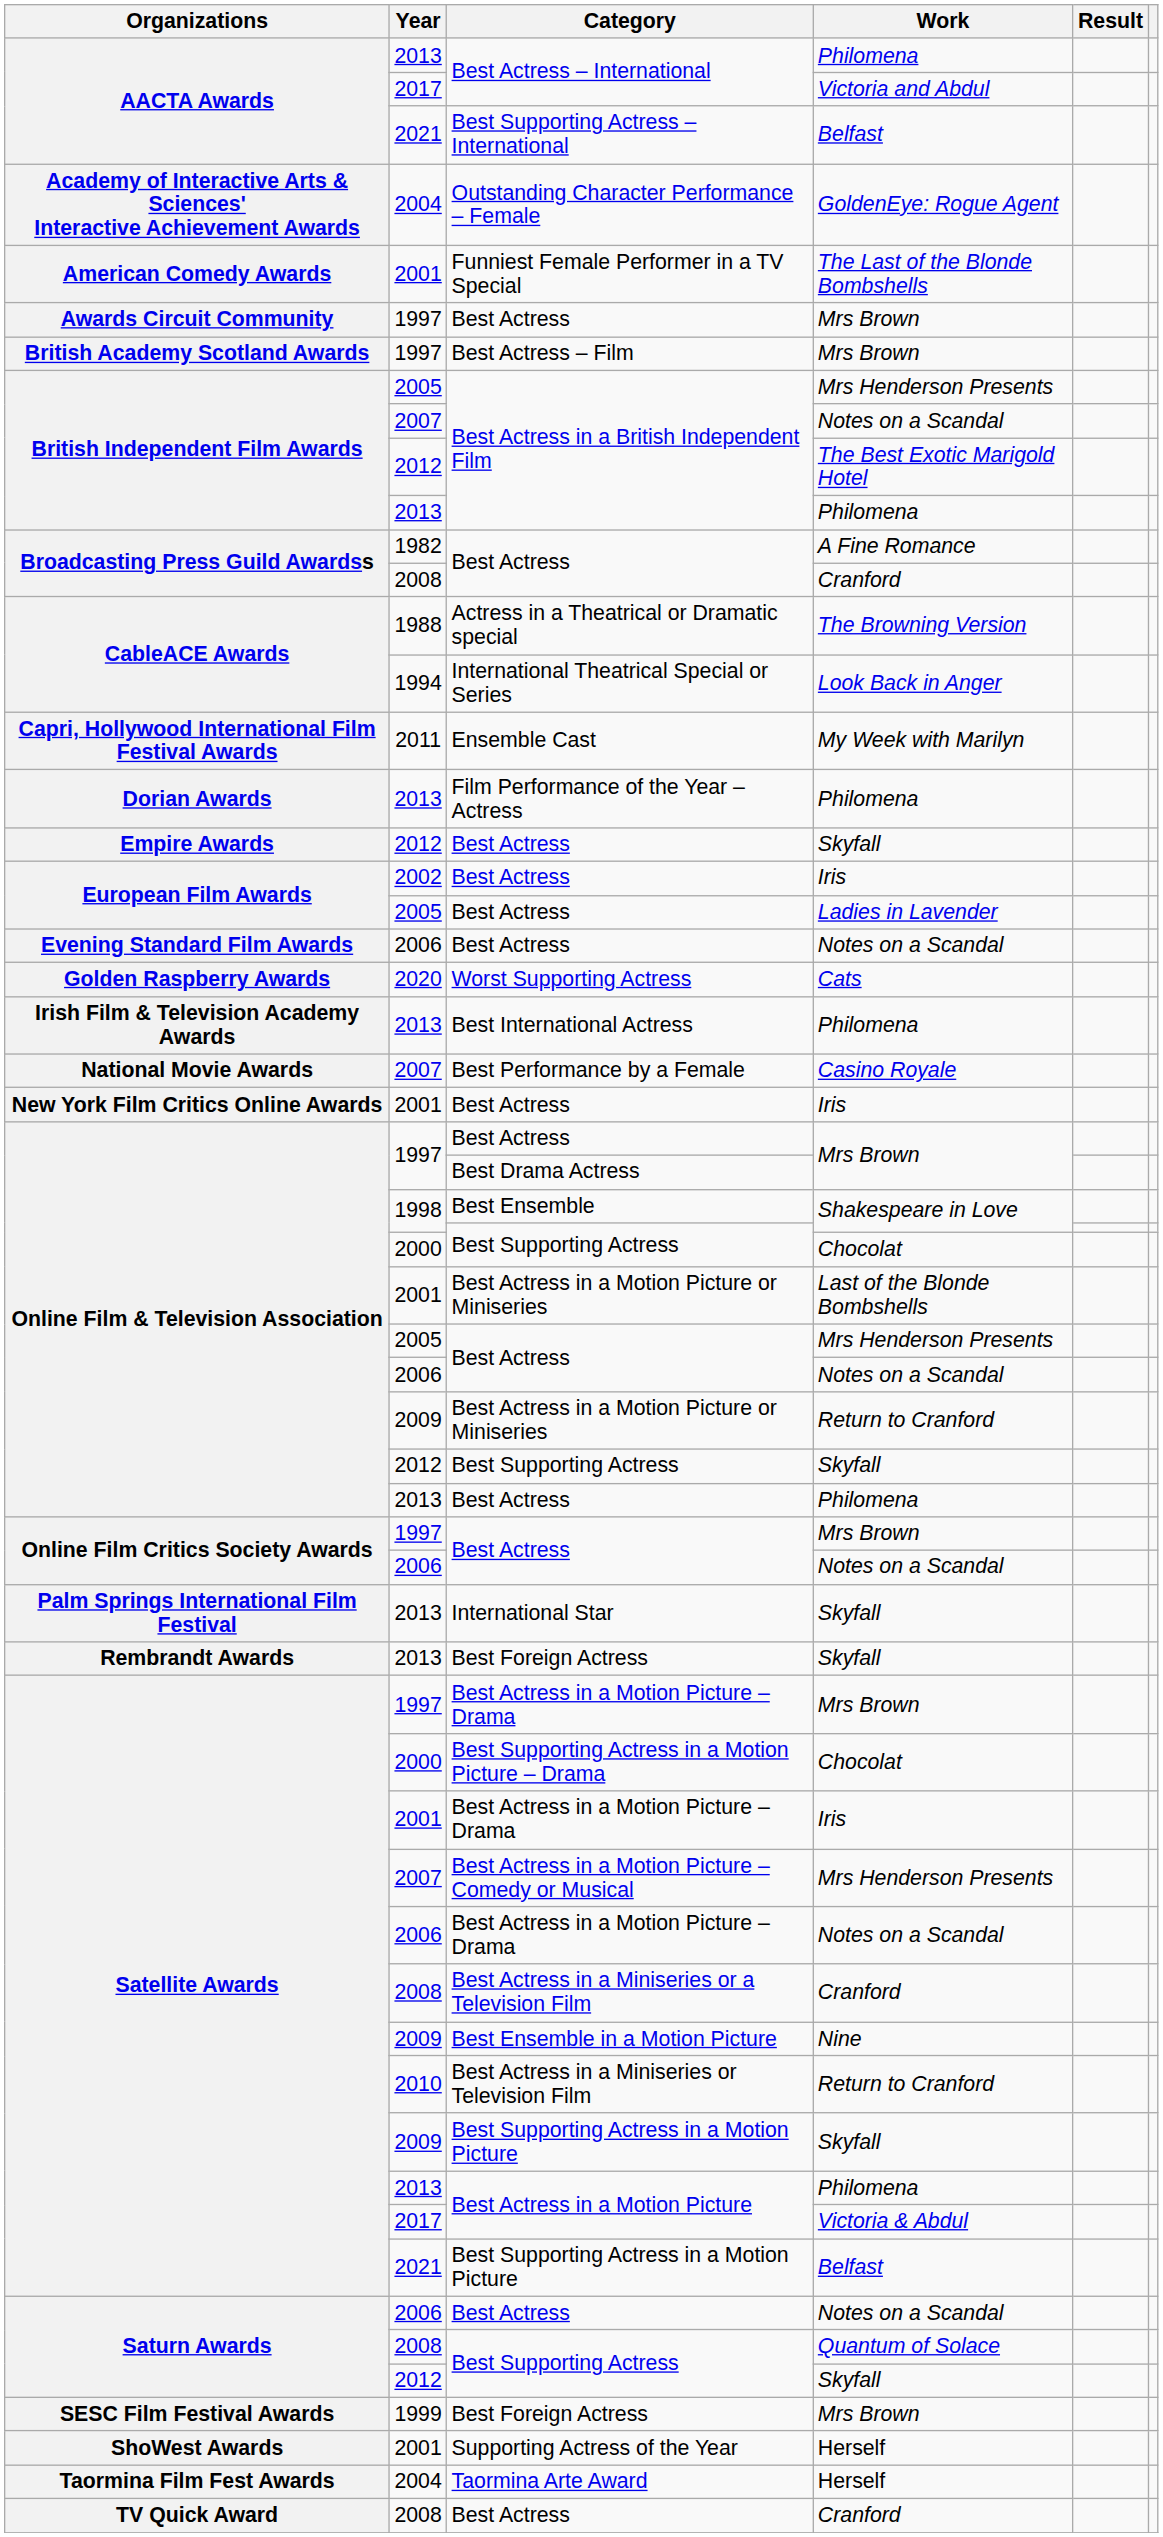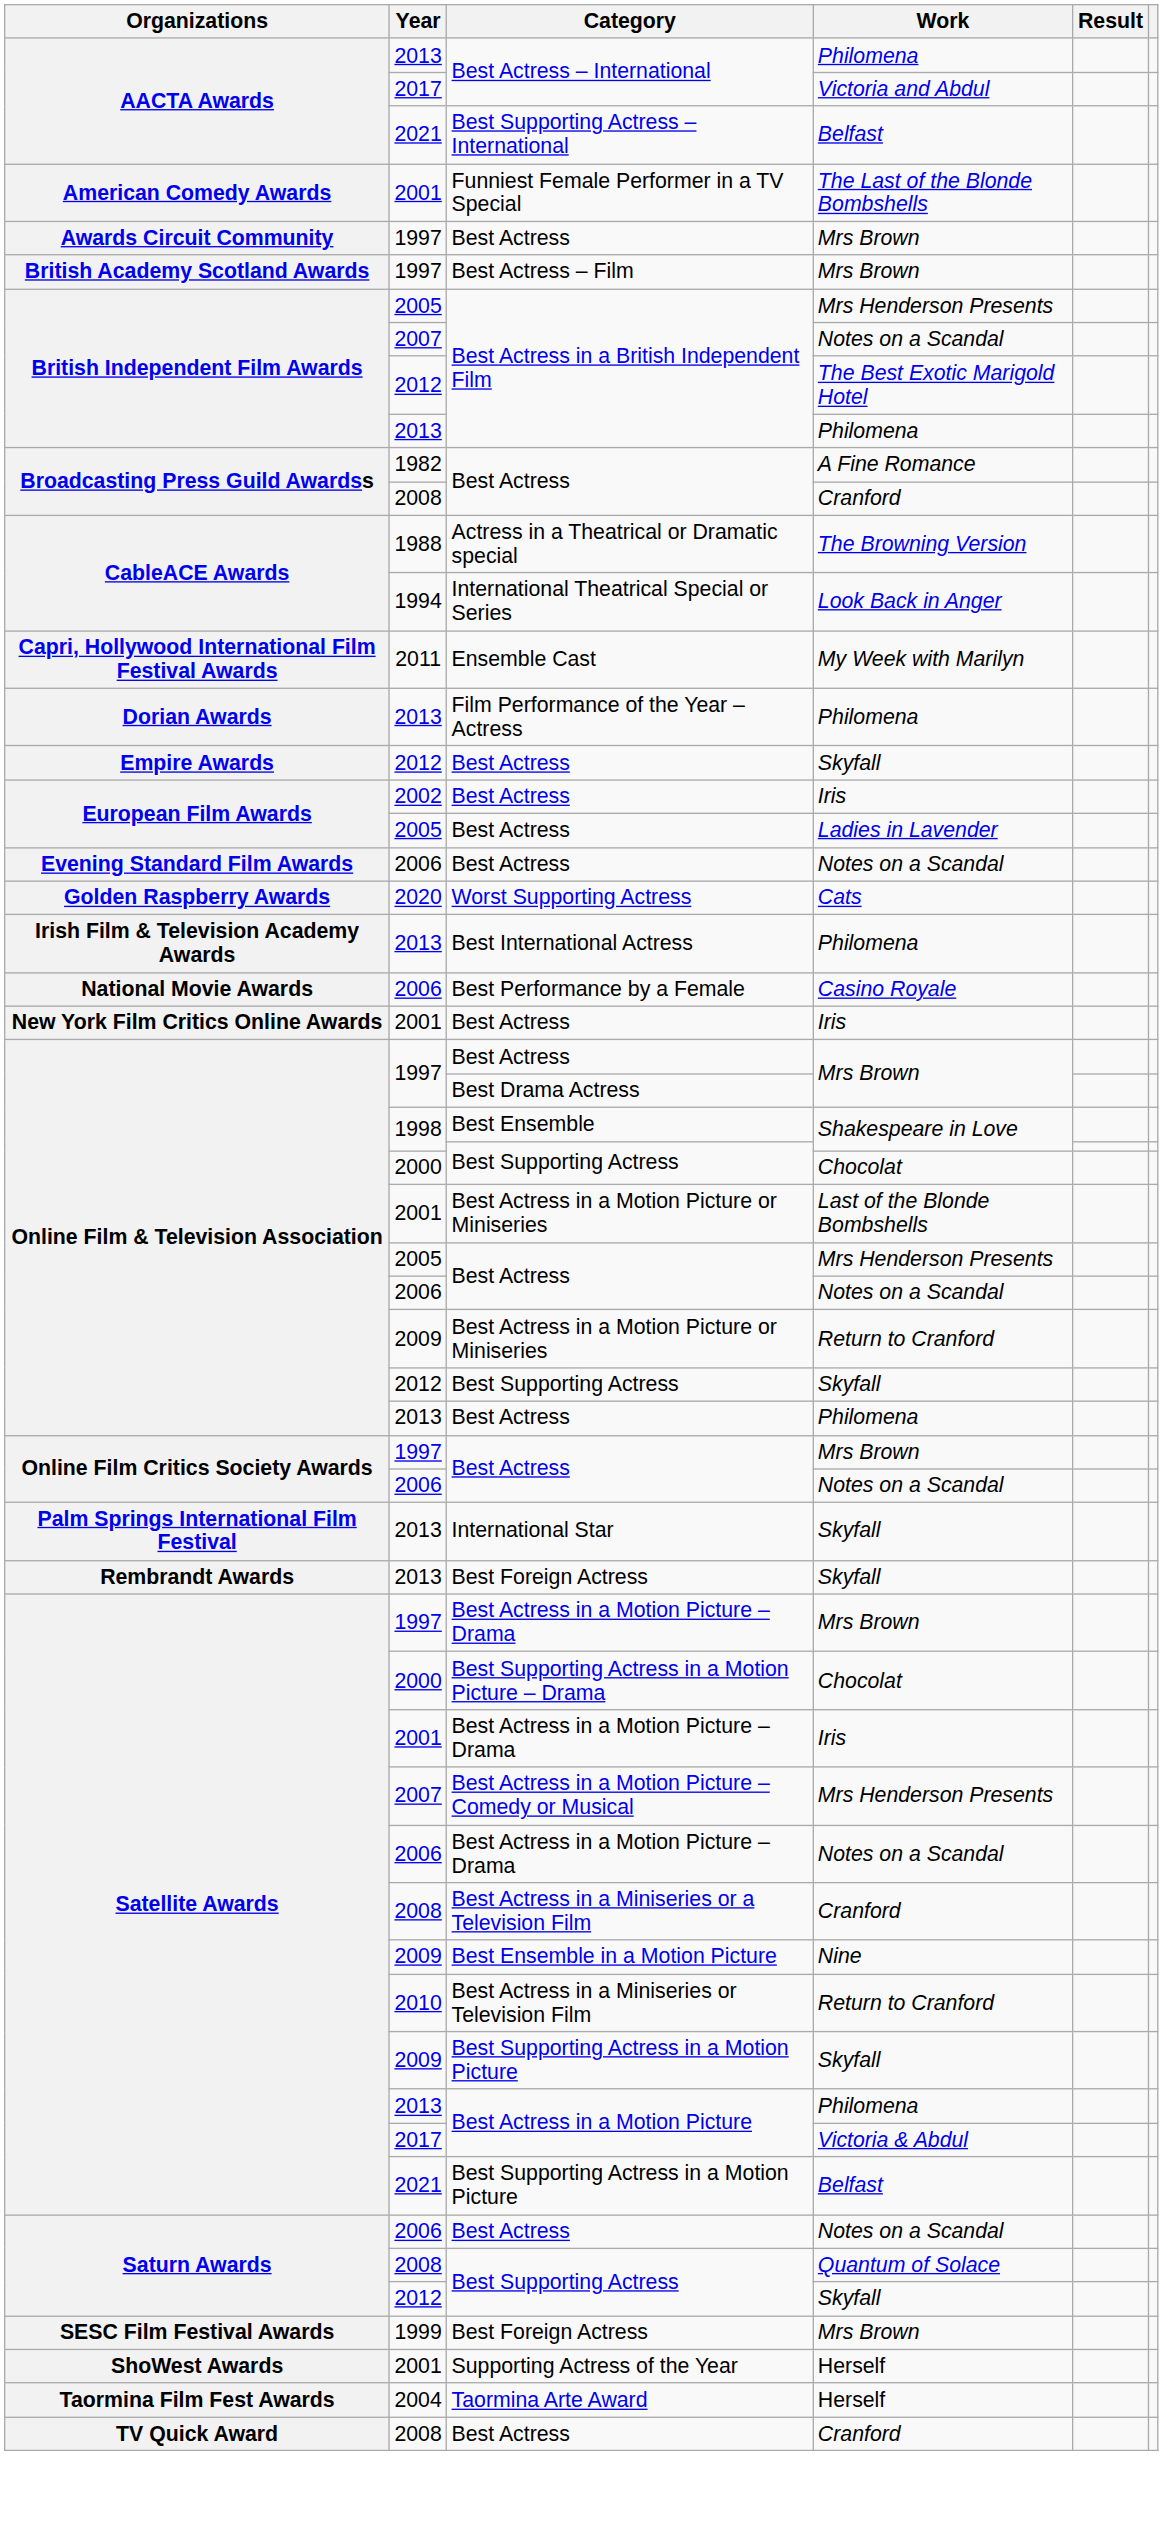- row: (623, 204)
(418, 1070) 2007 -> (418, 989) 2006
